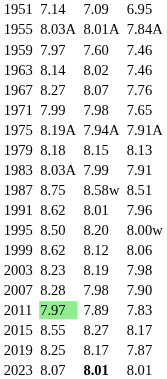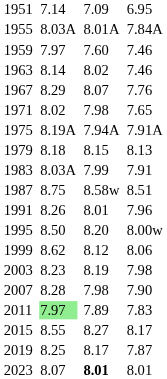(53, 90) 8.27 -> (53, 90) 8.29
(53, 110) 7.99 -> (53, 110) 8.02
(53, 210) 8.62 -> (53, 210) 8.26
